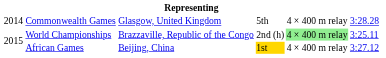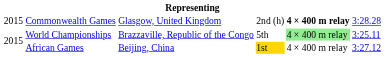(13, 21) 2014 -> (13, 21) 2015
(262, 21) 5th -> (270, 21) 2nd (h)
(317, 21) normal -> (318, 21) bold
(270, 34) 2nd (h) -> (262, 34) 5th
